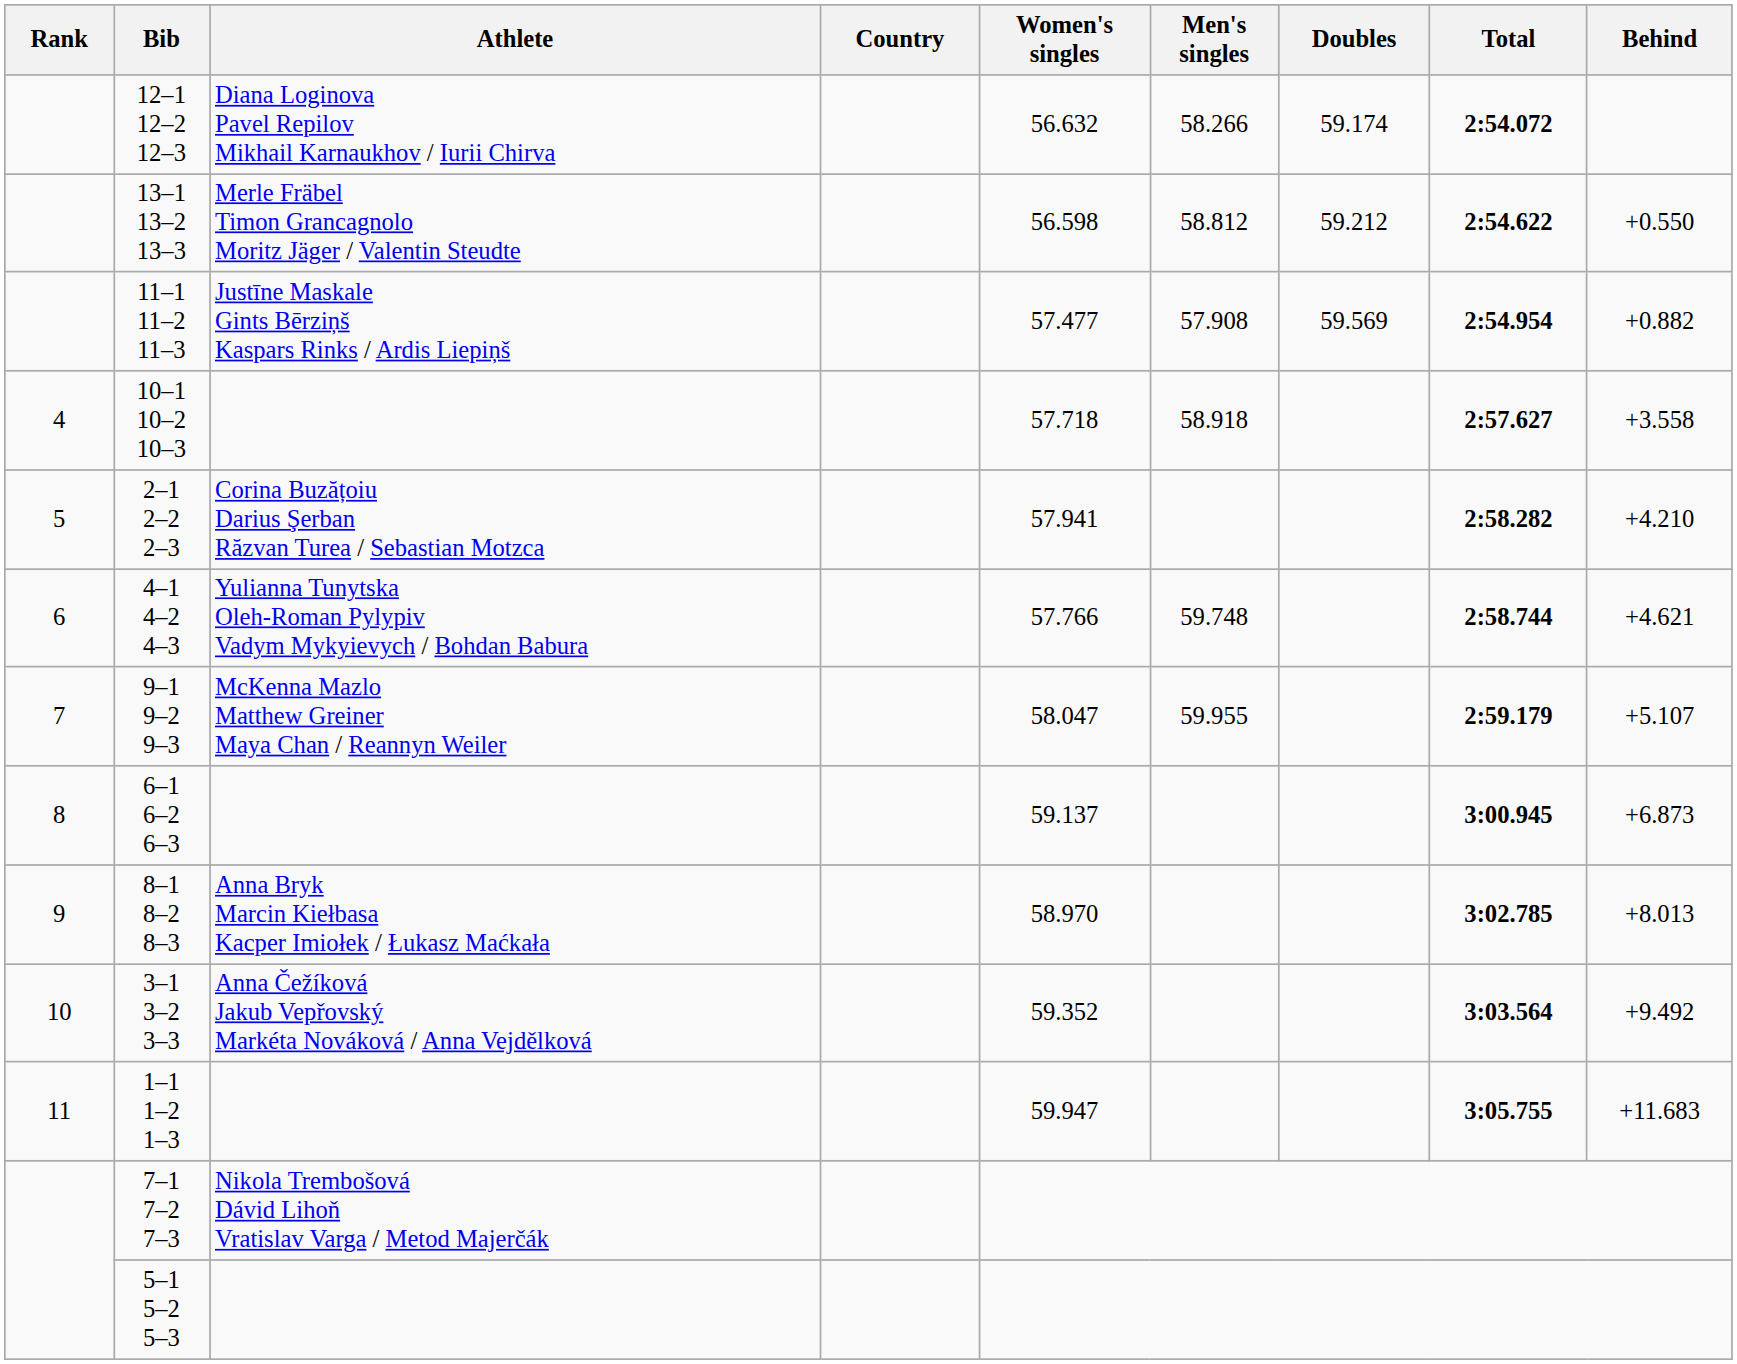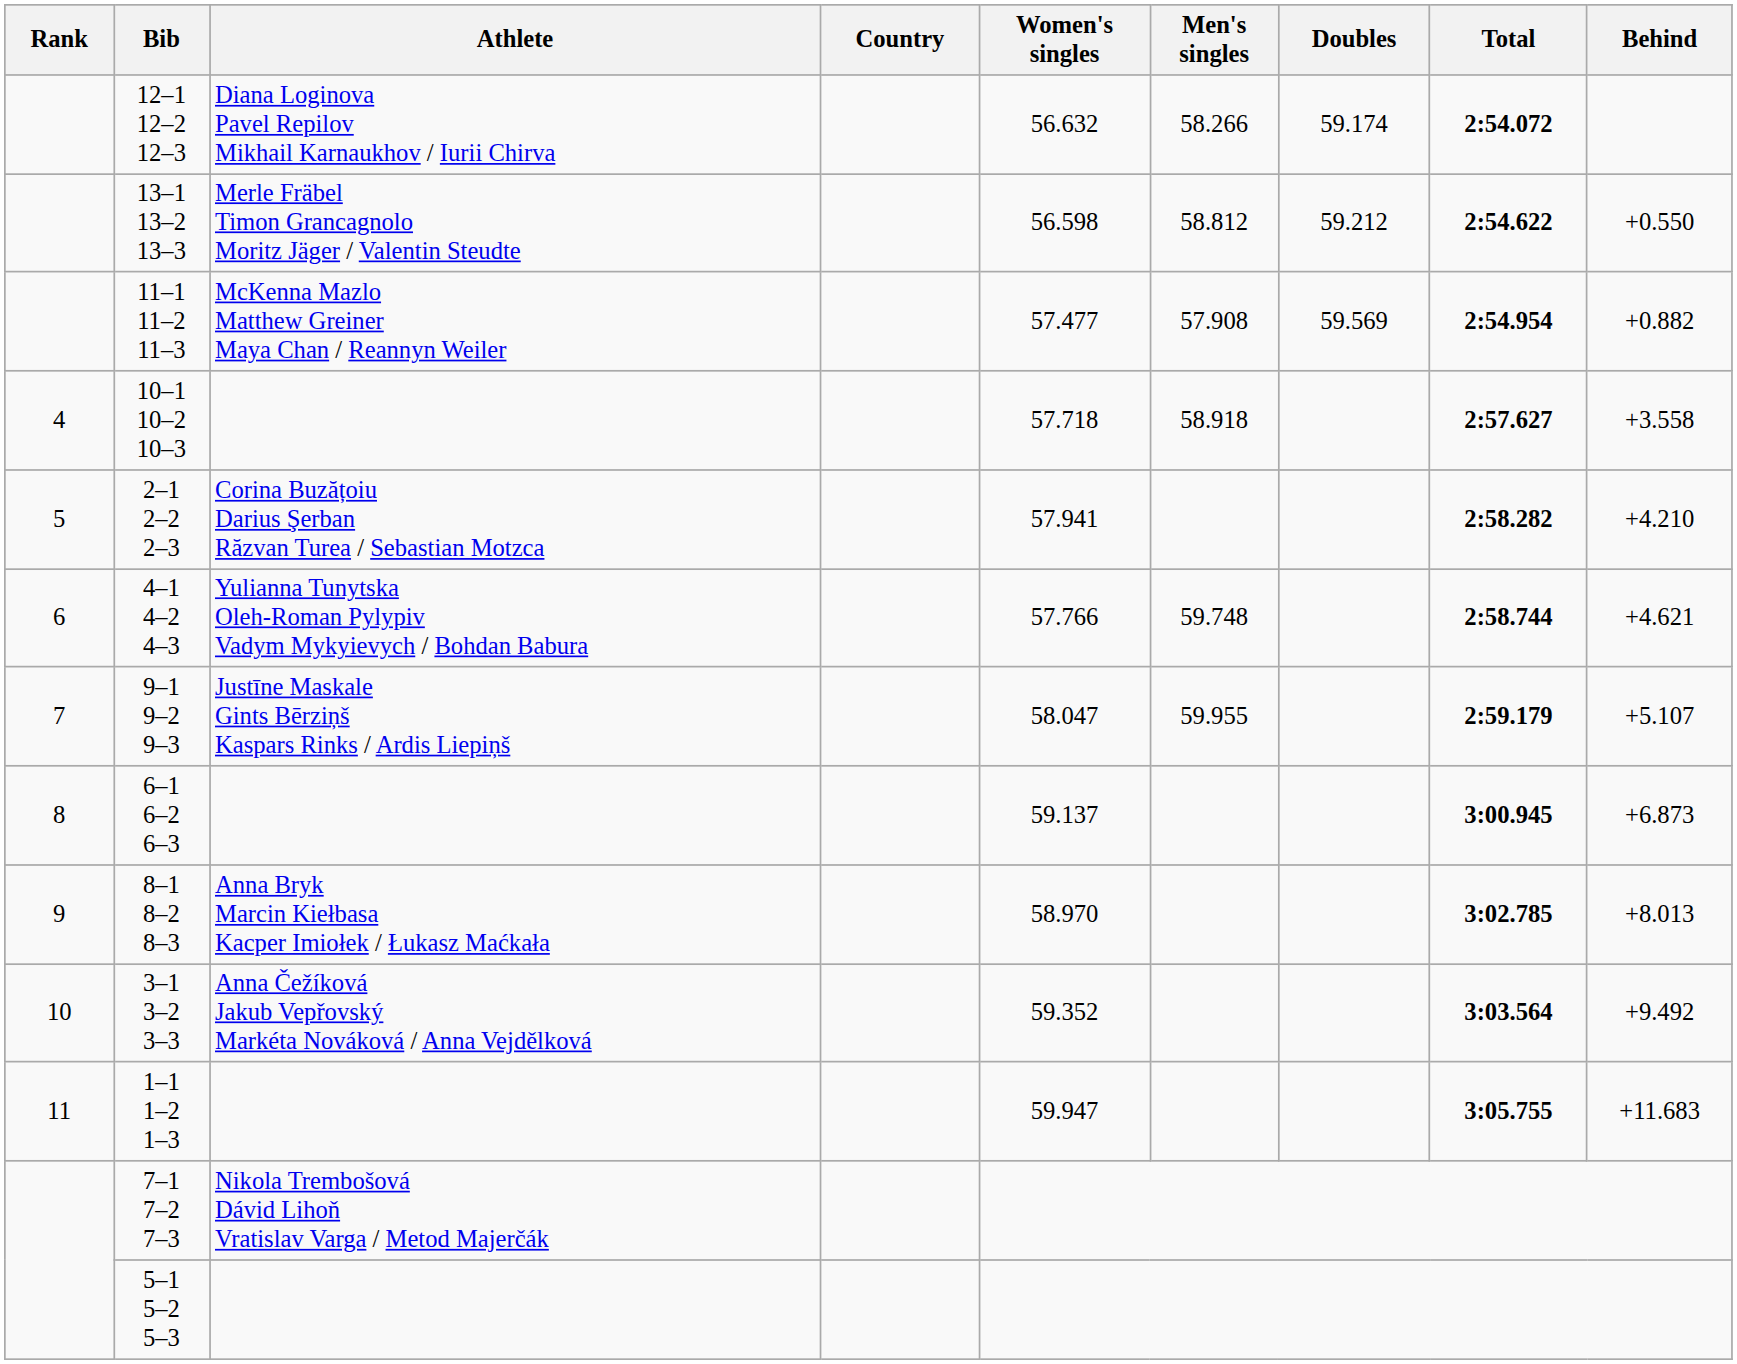(363, 321) Justīne Maskale Gints Bērziņš Kaspars Rinks / Ardis Liepiņš -> (361, 321) McKenna Mazlo Matthew Greiner Maya Chan / Reannyn Weiler
(361, 716) McKenna Mazlo Matthew Greiner Maya Chan / Reannyn Weiler -> (363, 716) Justīne Maskale Gints Bērziņš Kaspars Rinks / Ardis Liepiņš
